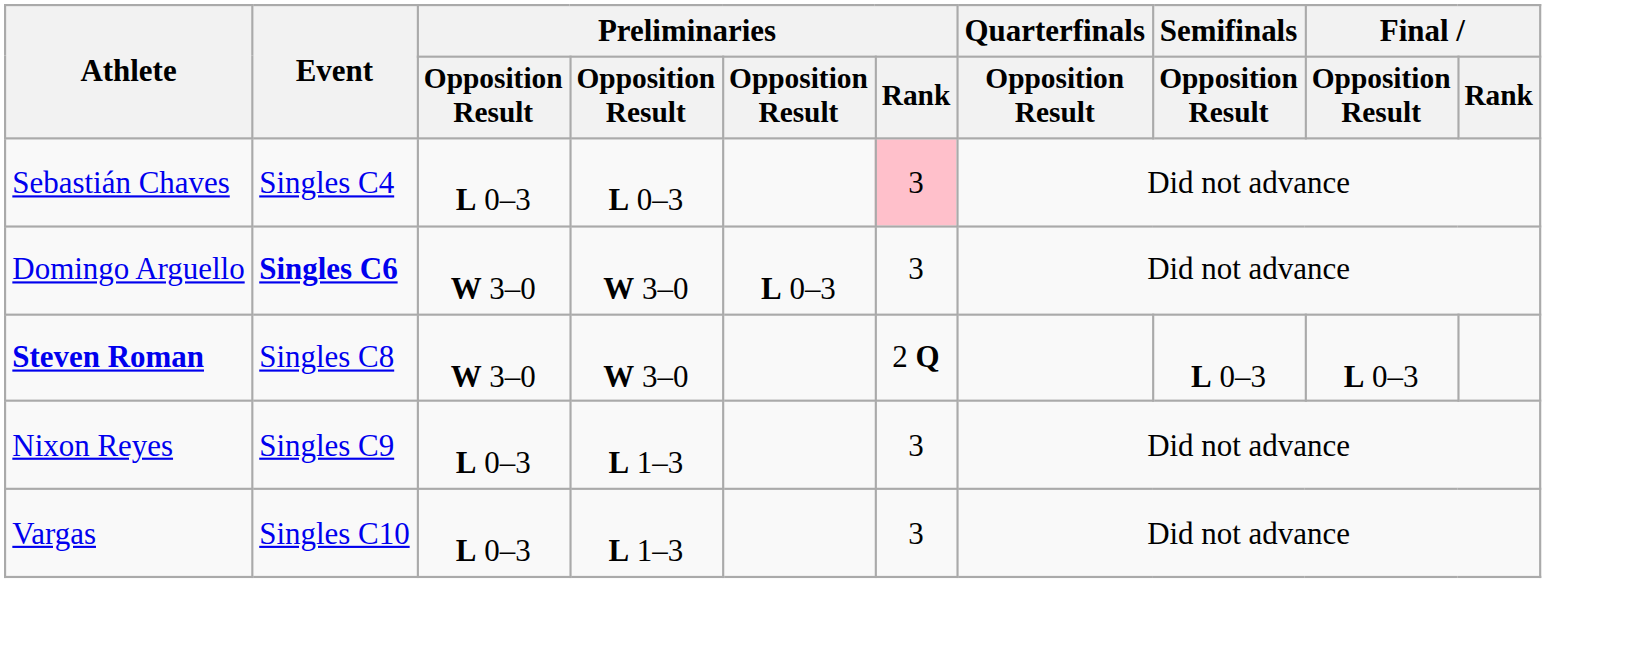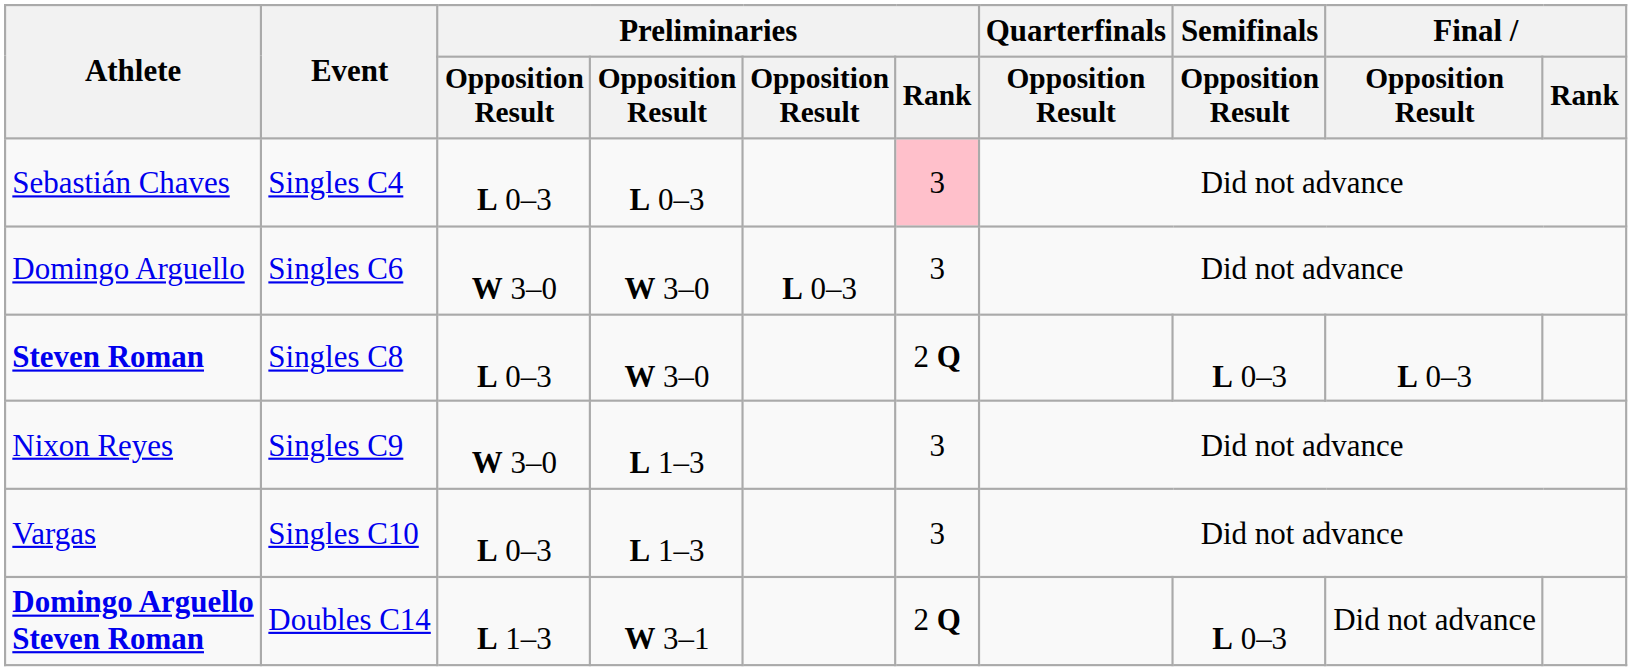(328, 270) bold -> (336, 270) normal
(493, 375) W 3–0 -> (514, 375) L 0–3
(493, 463) L 0–3 -> (514, 463) W 3–0
+ row: (133, 620)
